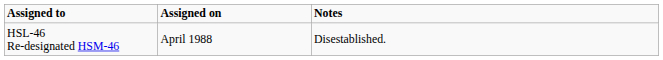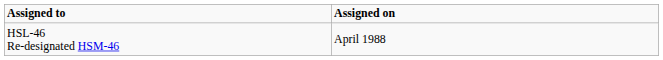- column: (328, 13)
